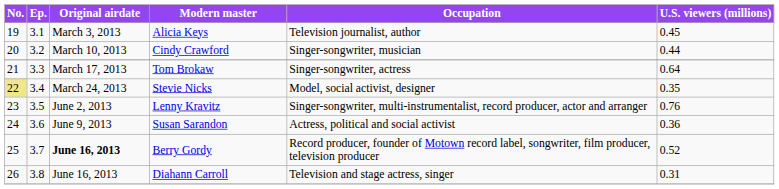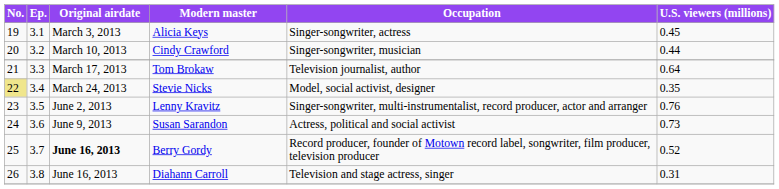(355, 32) Television journalist, author -> (350, 32) Singer-songwriter, actress
(350, 69) Singer-songwriter, actress -> (355, 69) Television journalist, author
(670, 124) 0.36 -> (670, 124) 0.73
